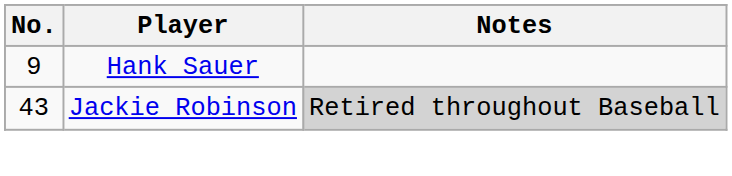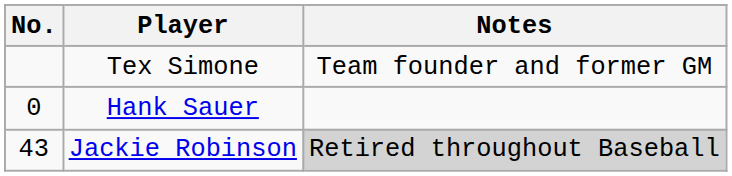+ row: (183, 67)
(34, 67) 9 -> (34, 108) 0
